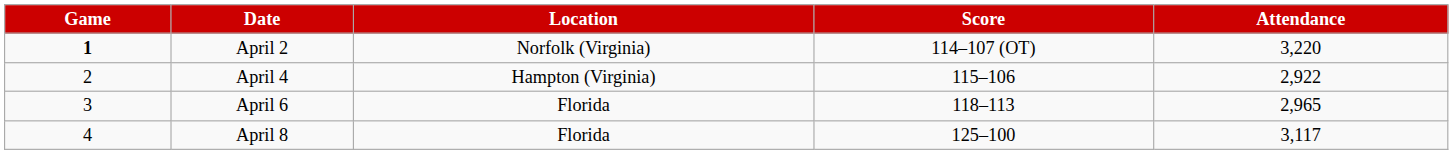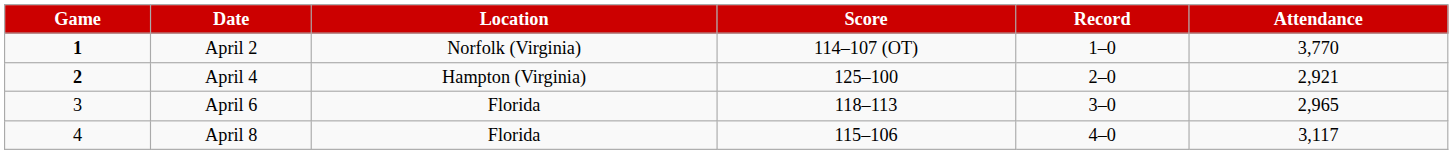+ column: (1102, 18)
(1301, 47) 3,220 -> (1318, 47) 3,770
(88, 76) normal -> (78, 76) bold
(983, 76) 115–106 -> (866, 76) 125–100
(1301, 76) 2,922 -> (1318, 76) 2,921
(983, 134) 125–100 -> (866, 134) 115–106
